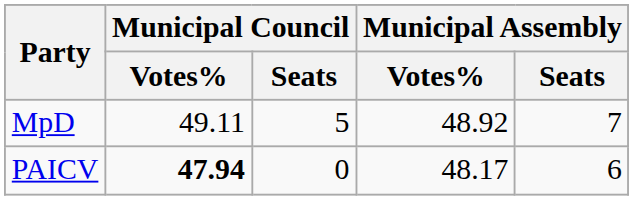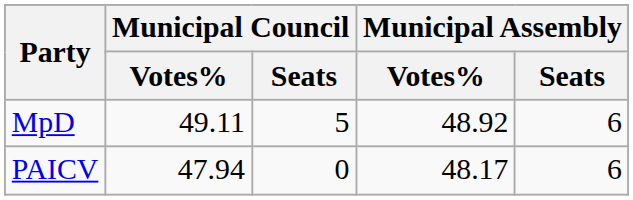(614, 122) 7 -> (614, 122) 6
(211, 169) bold -> (211, 169) normal
